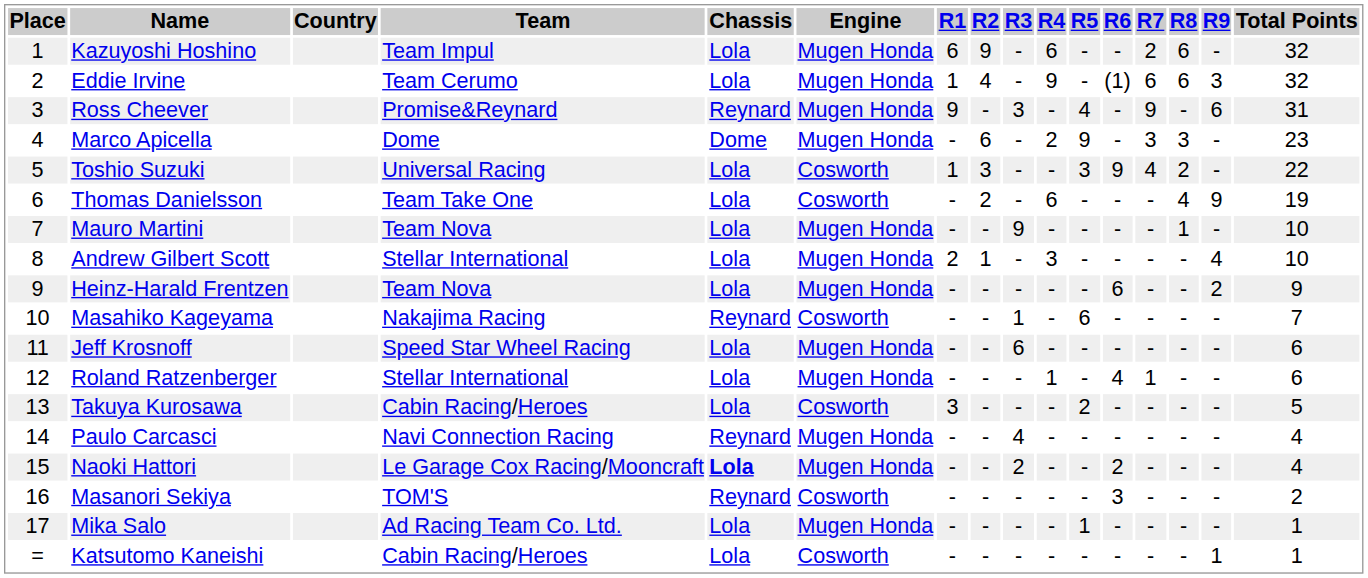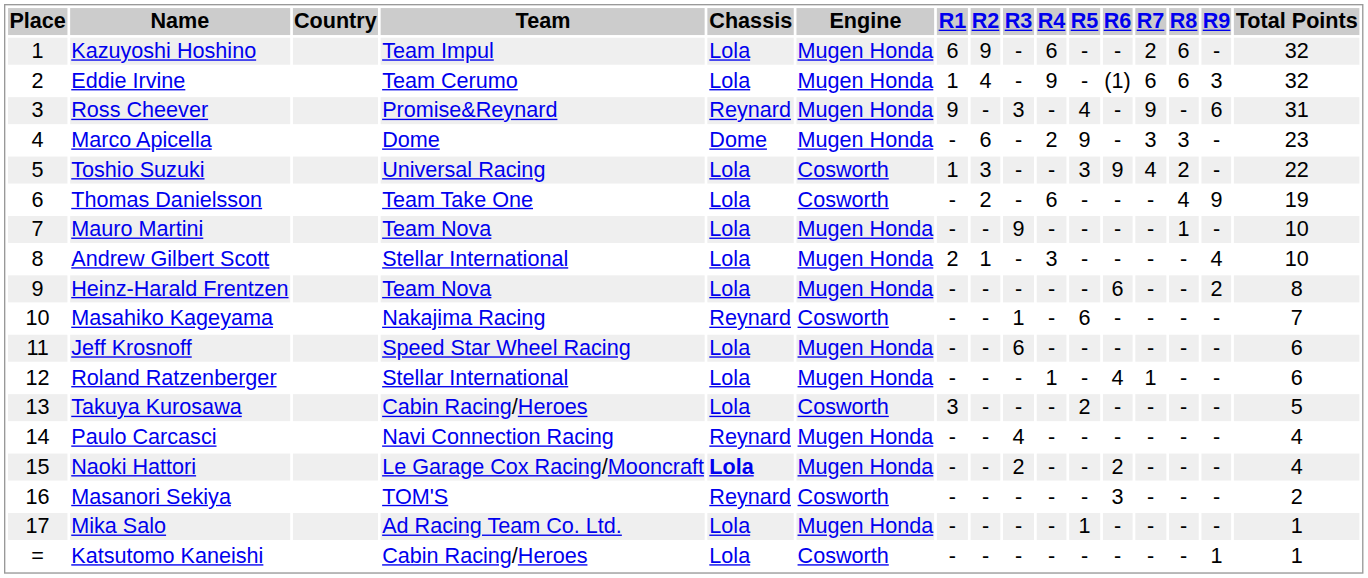(1297, 288) 9 -> (1297, 288) 8
